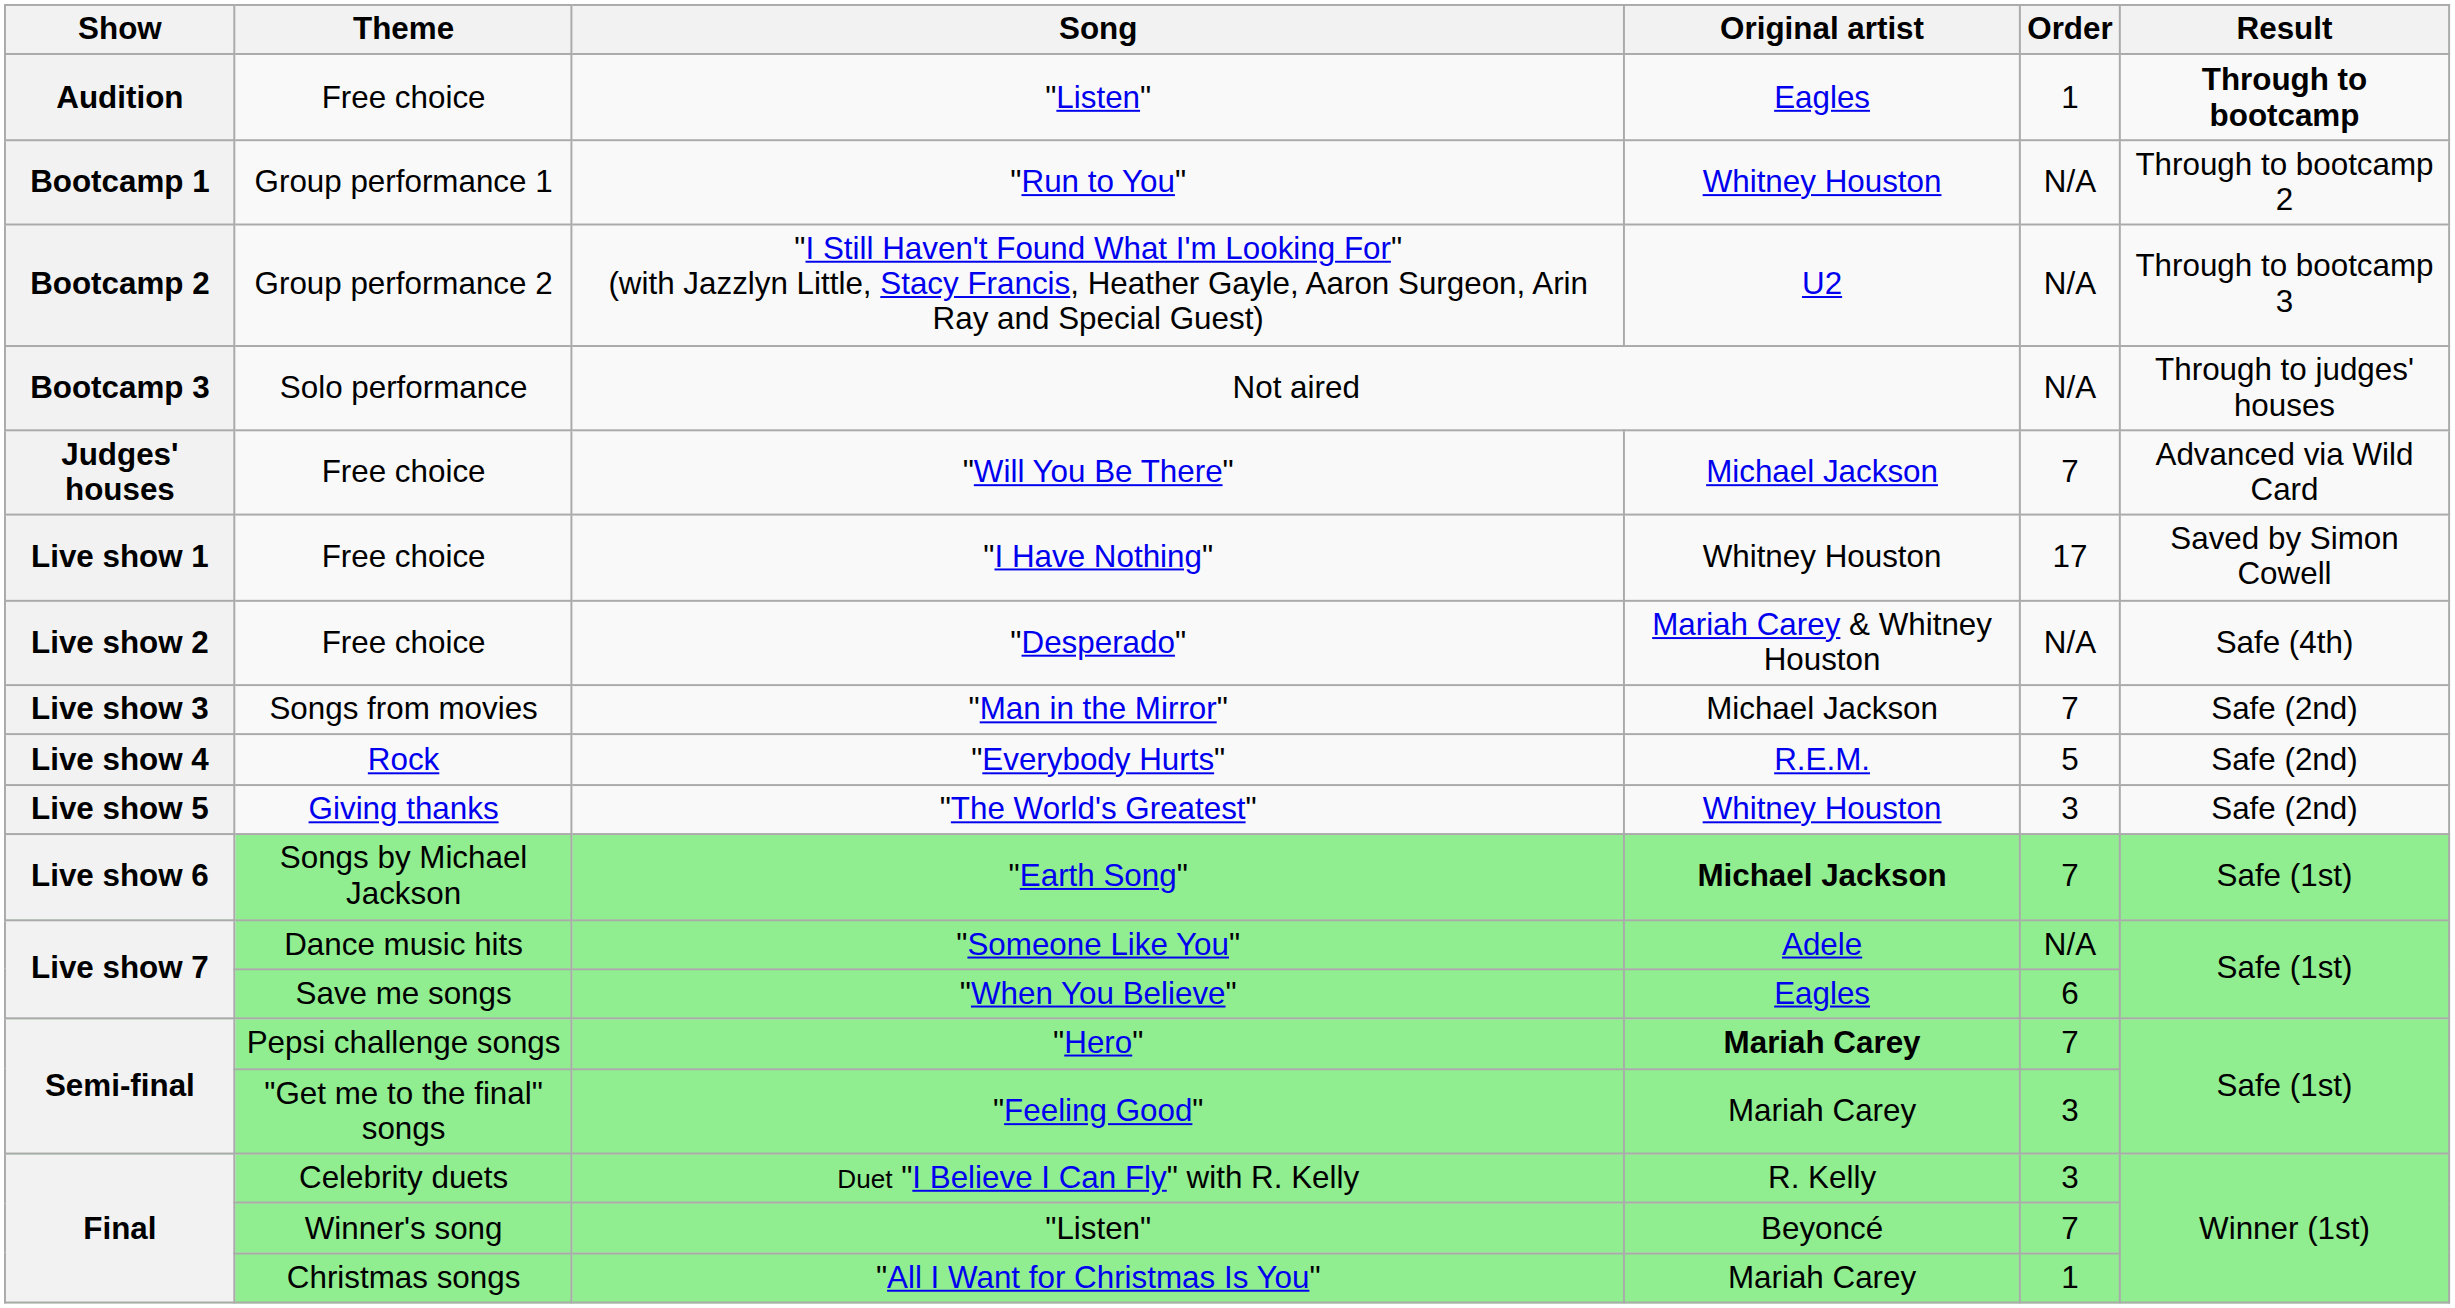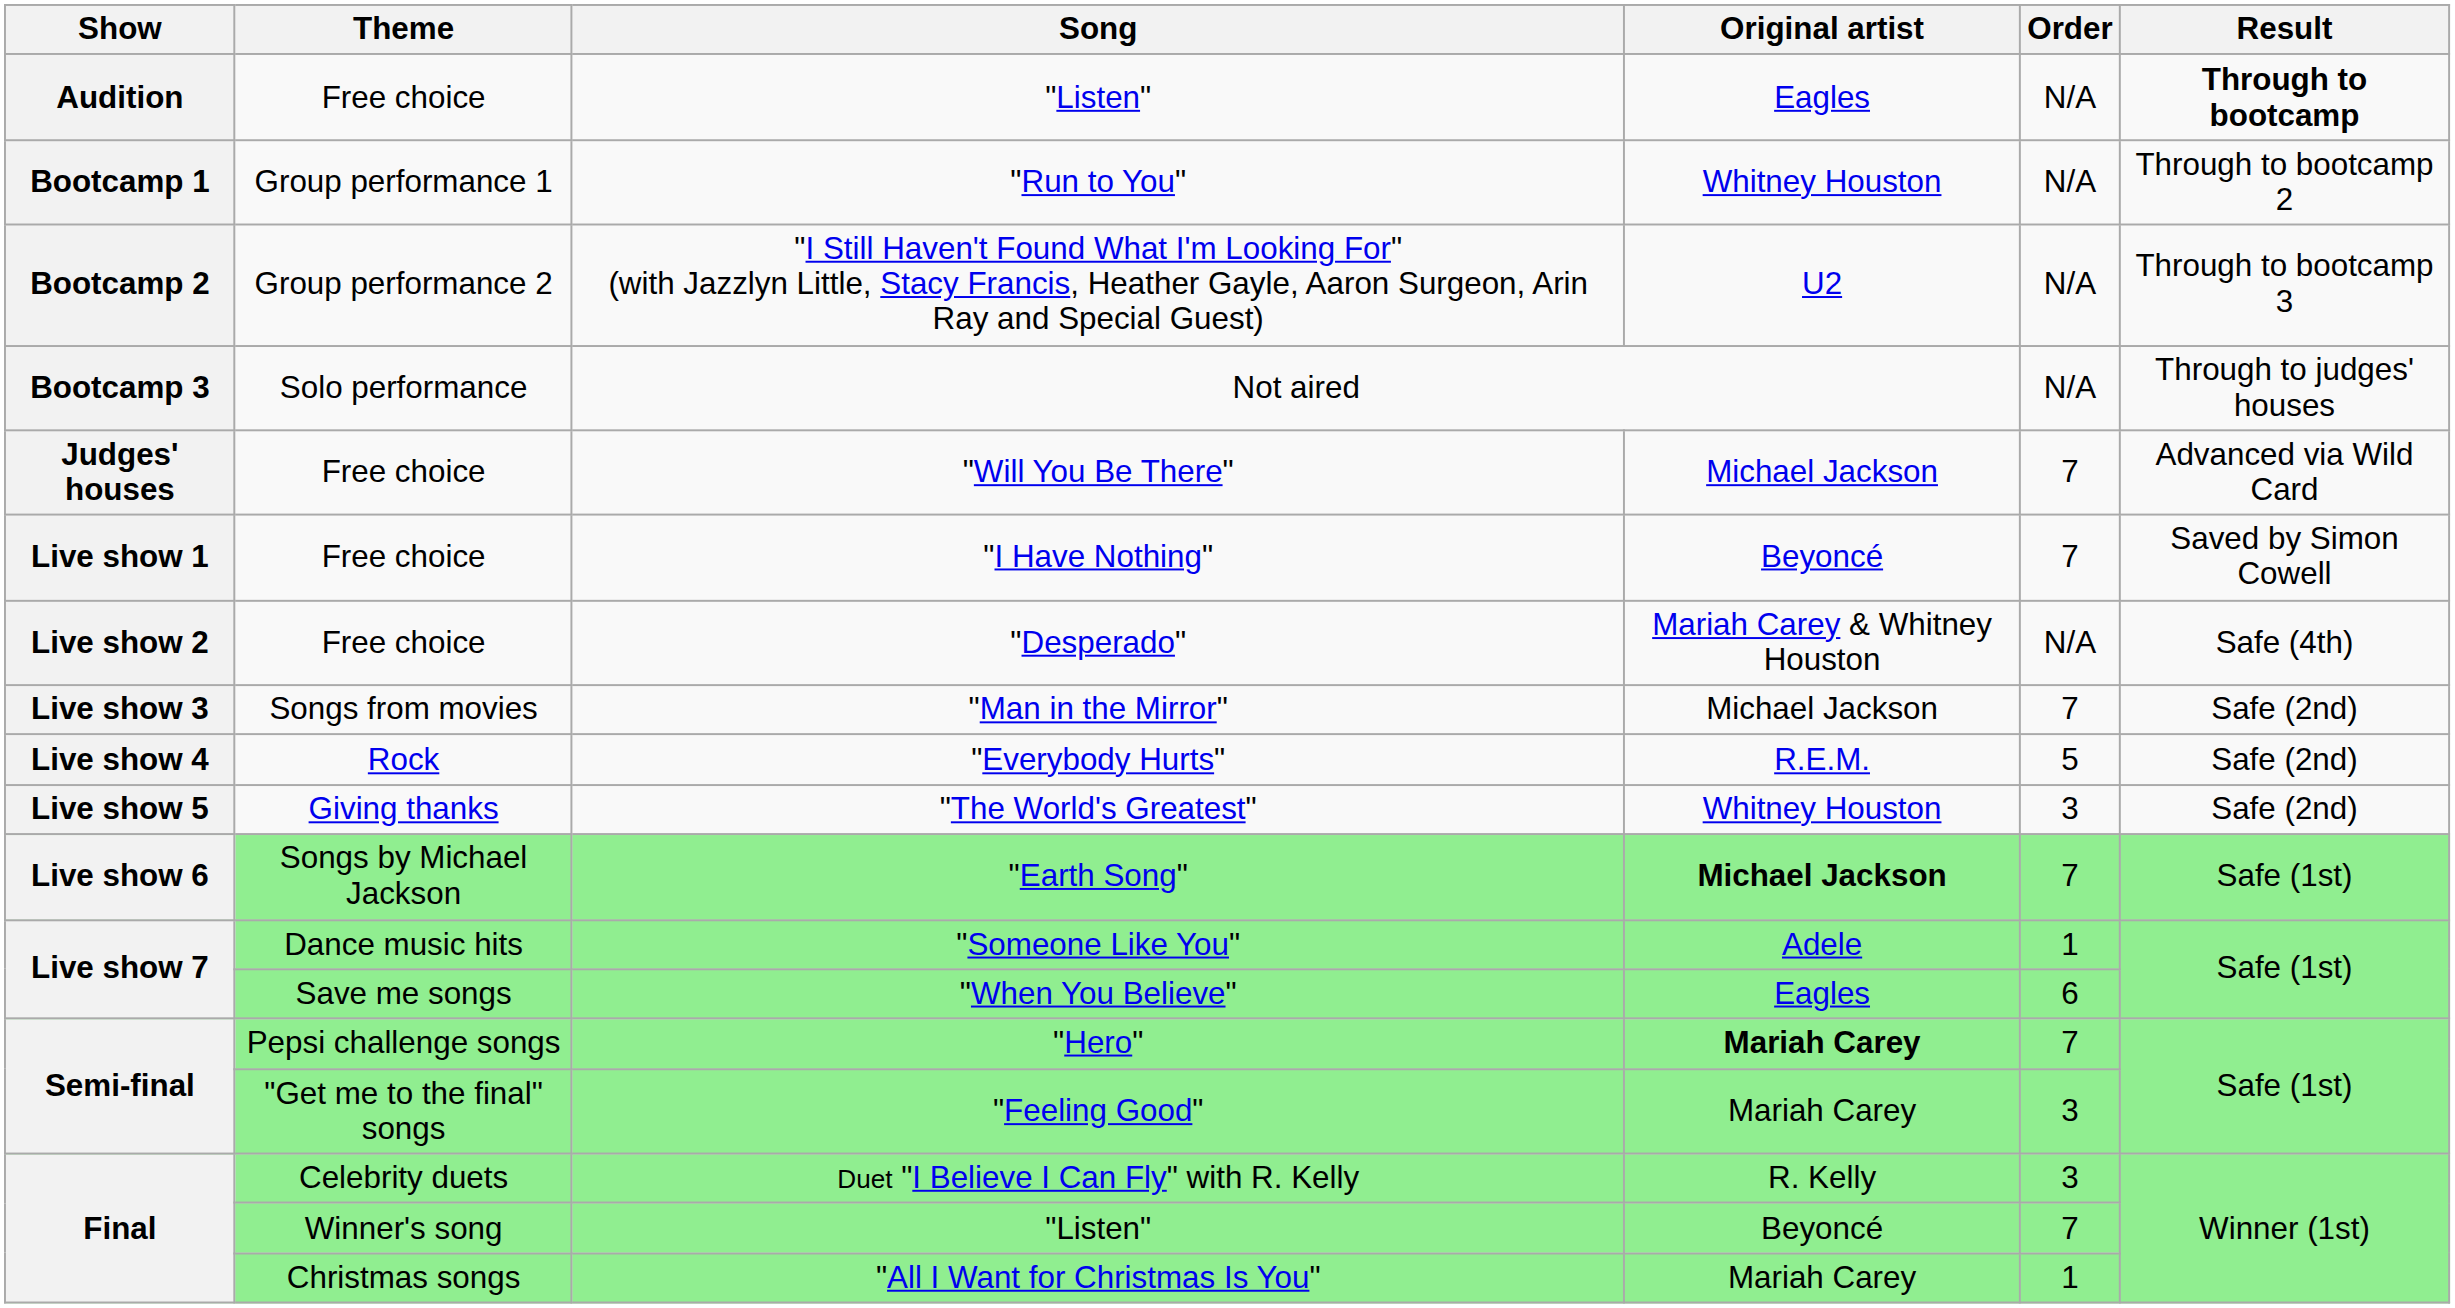(2070, 96) 1 -> (2070, 96) N/A
(1822, 557) Whitney Houston -> (1822, 557) Beyoncé
(2070, 557) 17 -> (2070, 557) 7
(2070, 943) N/A -> (2070, 943) 1
